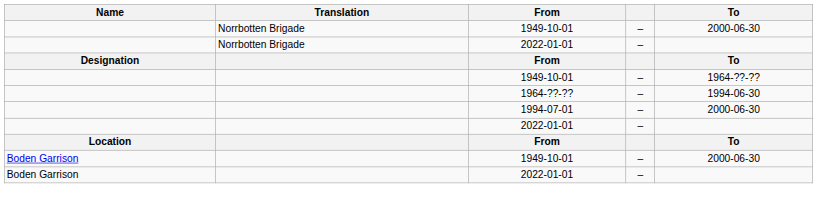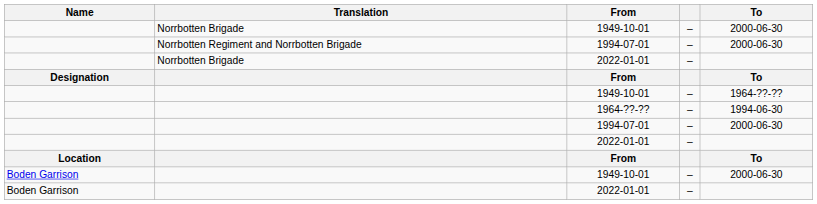+ row: (260, 45)
